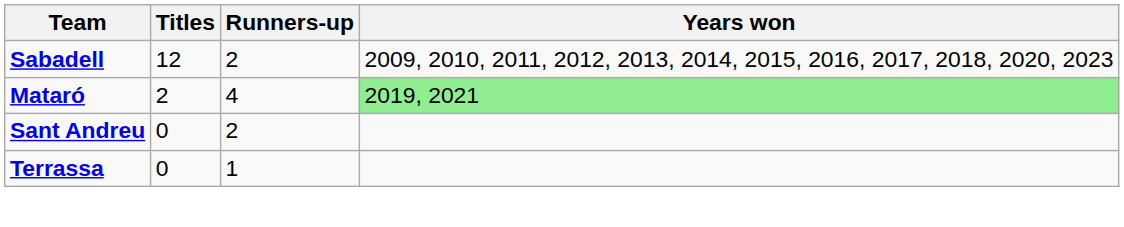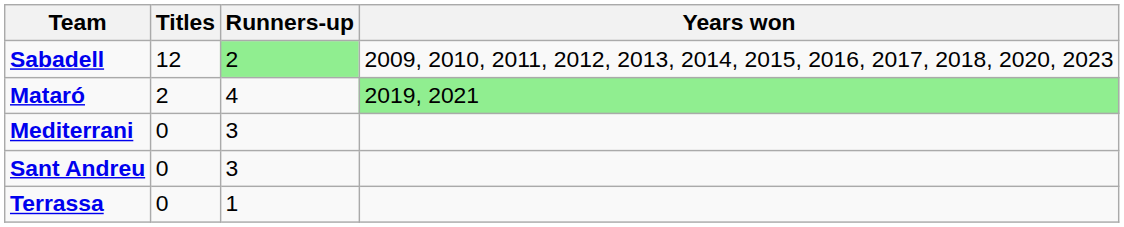(232, 58) no background -> (232, 58) lightgreen background
+ row: (72, 131)
(232, 131) 2 -> (232, 167) 3
